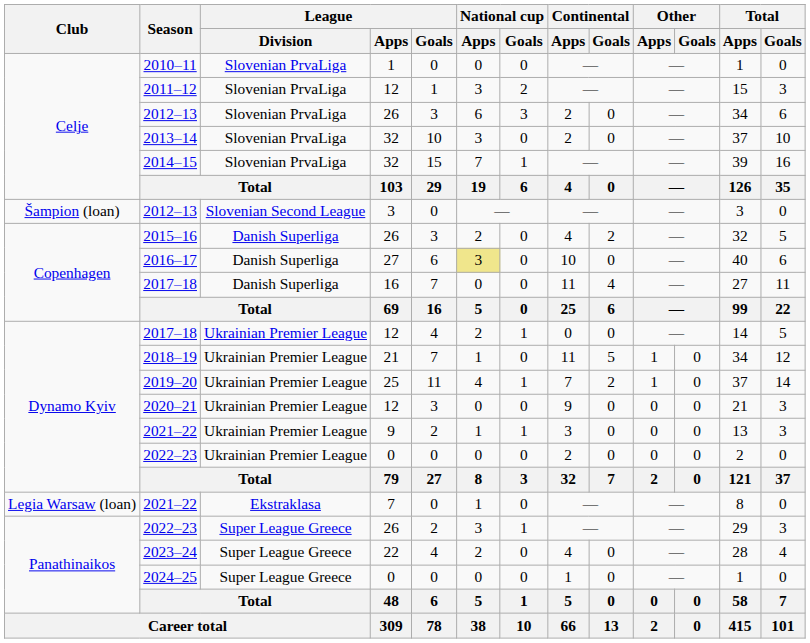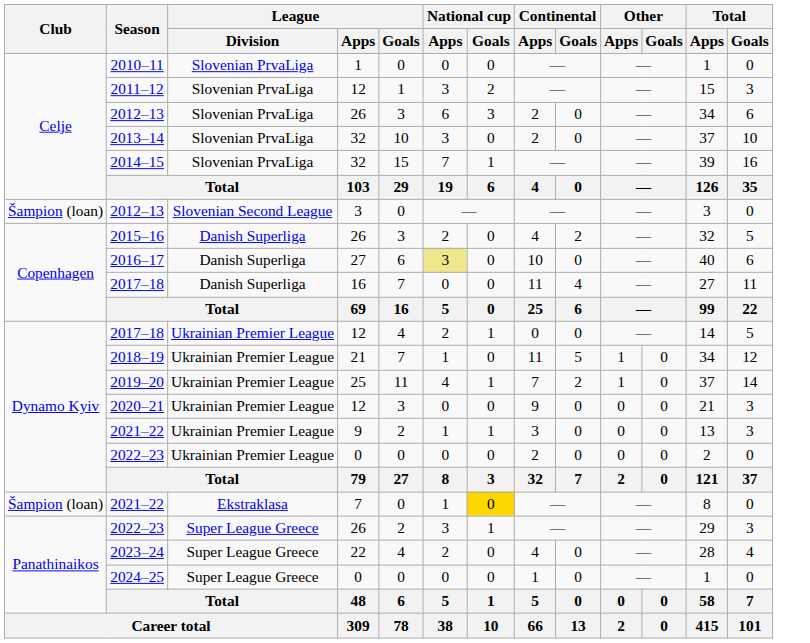(72, 503) Legia Warsaw (loan) -> (56, 503) Šampion (loan)
(524, 503) no background -> (491, 503) gold background
